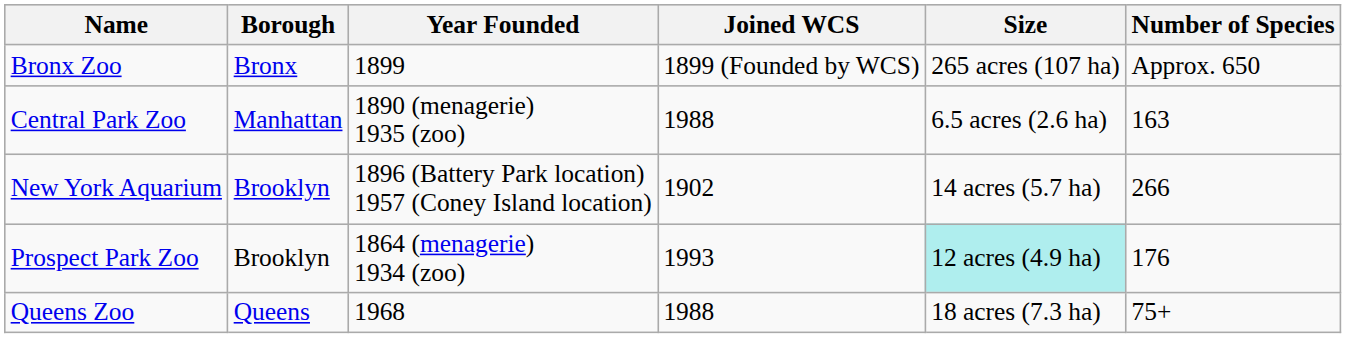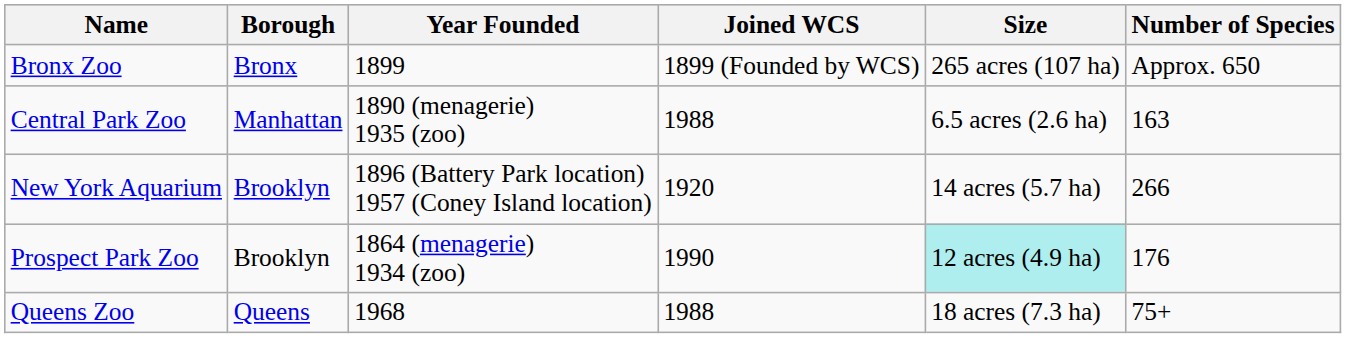(689, 188) 1902 -> (689, 188) 1920
(689, 257) 1993 -> (689, 257) 1990
